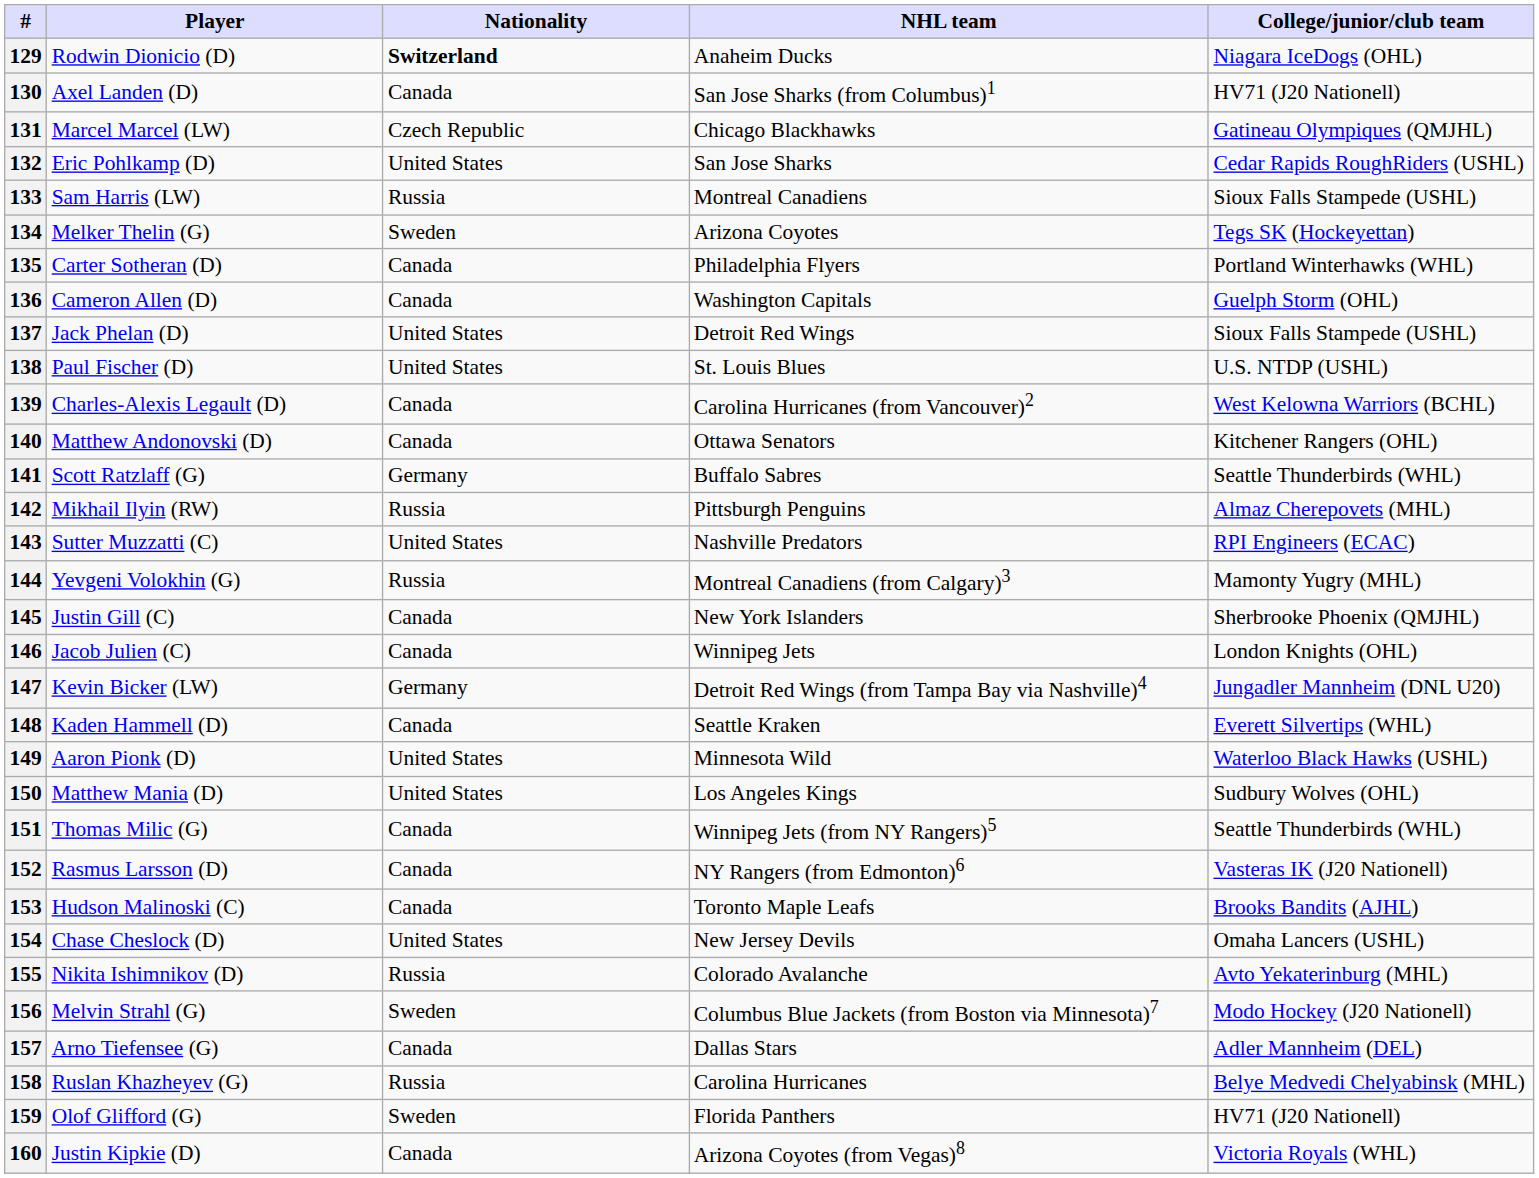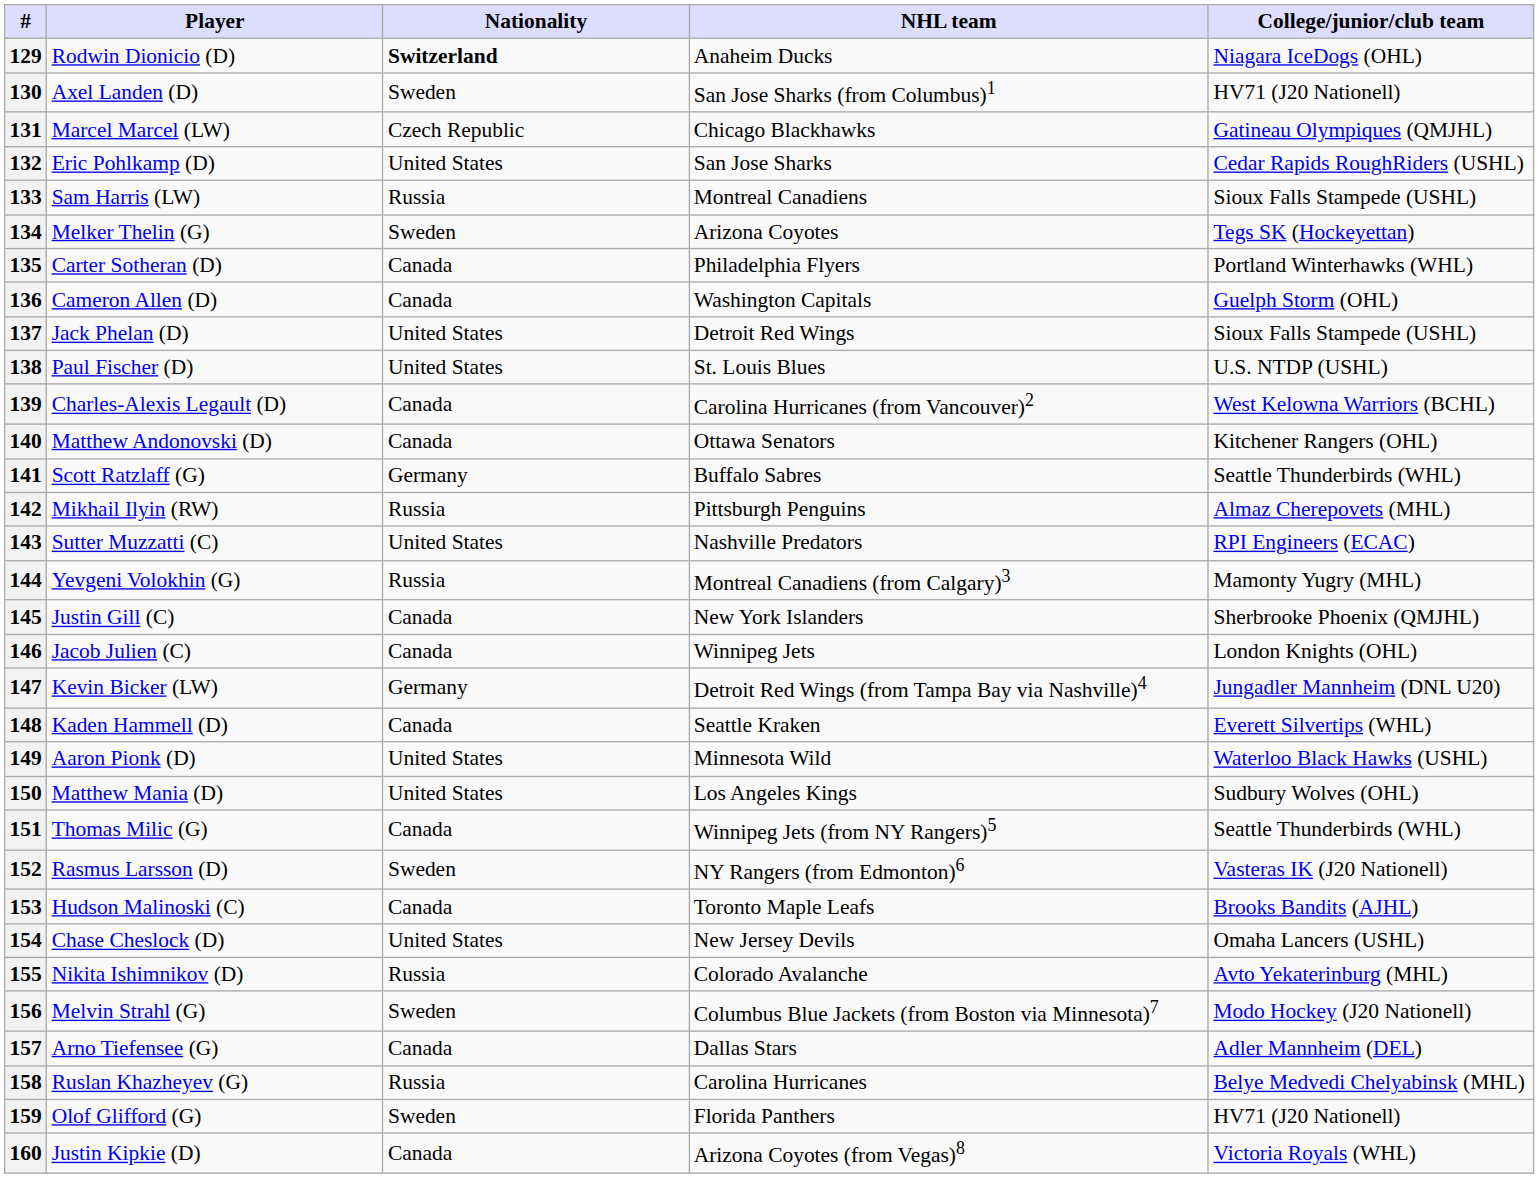(420, 92) Canada -> (422, 92) Sweden
(420, 869) Canada -> (422, 869) Sweden
